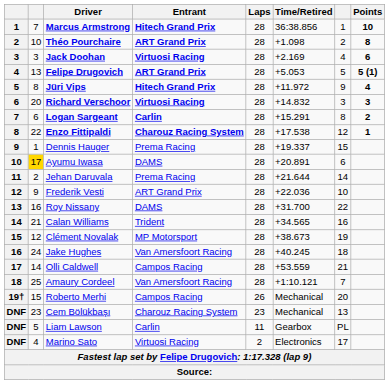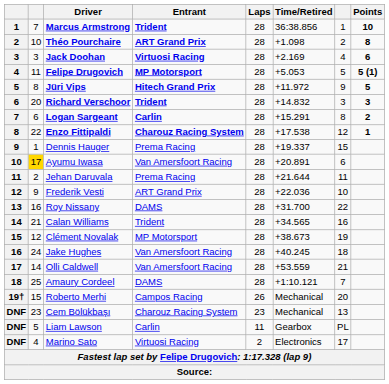(175, 26) Hitech Grand Prix -> (151, 26) Trident
(36, 71) 13 -> (36, 71) 11
(170, 71) ART Grand Prix -> (168, 71) MP Motorsport
(368, 86) 4 -> (368, 86) 5
(170, 101) Virtuosi Racing -> (151, 101) Trident
(149, 162) DAMS -> (183, 162) Van Amersfoort Racing
(343, 177) 14 -> (343, 177) 11
(169, 267) Campos Racing -> (183, 267) Van Amersfoort Racing
(183, 282) Van Amersfoort Racing -> (149, 282) DAMS
